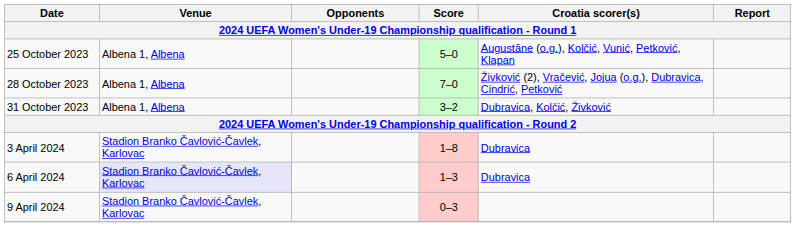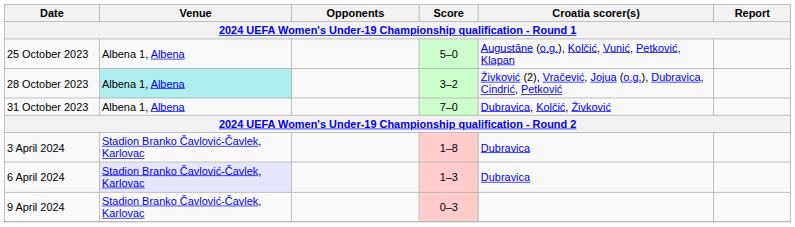(143, 84) no background -> (143, 84) paleturquoise background
(449, 84) 7–0 -> (449, 84) 3–2
(449, 107) 3–2 -> (449, 107) 7–0
